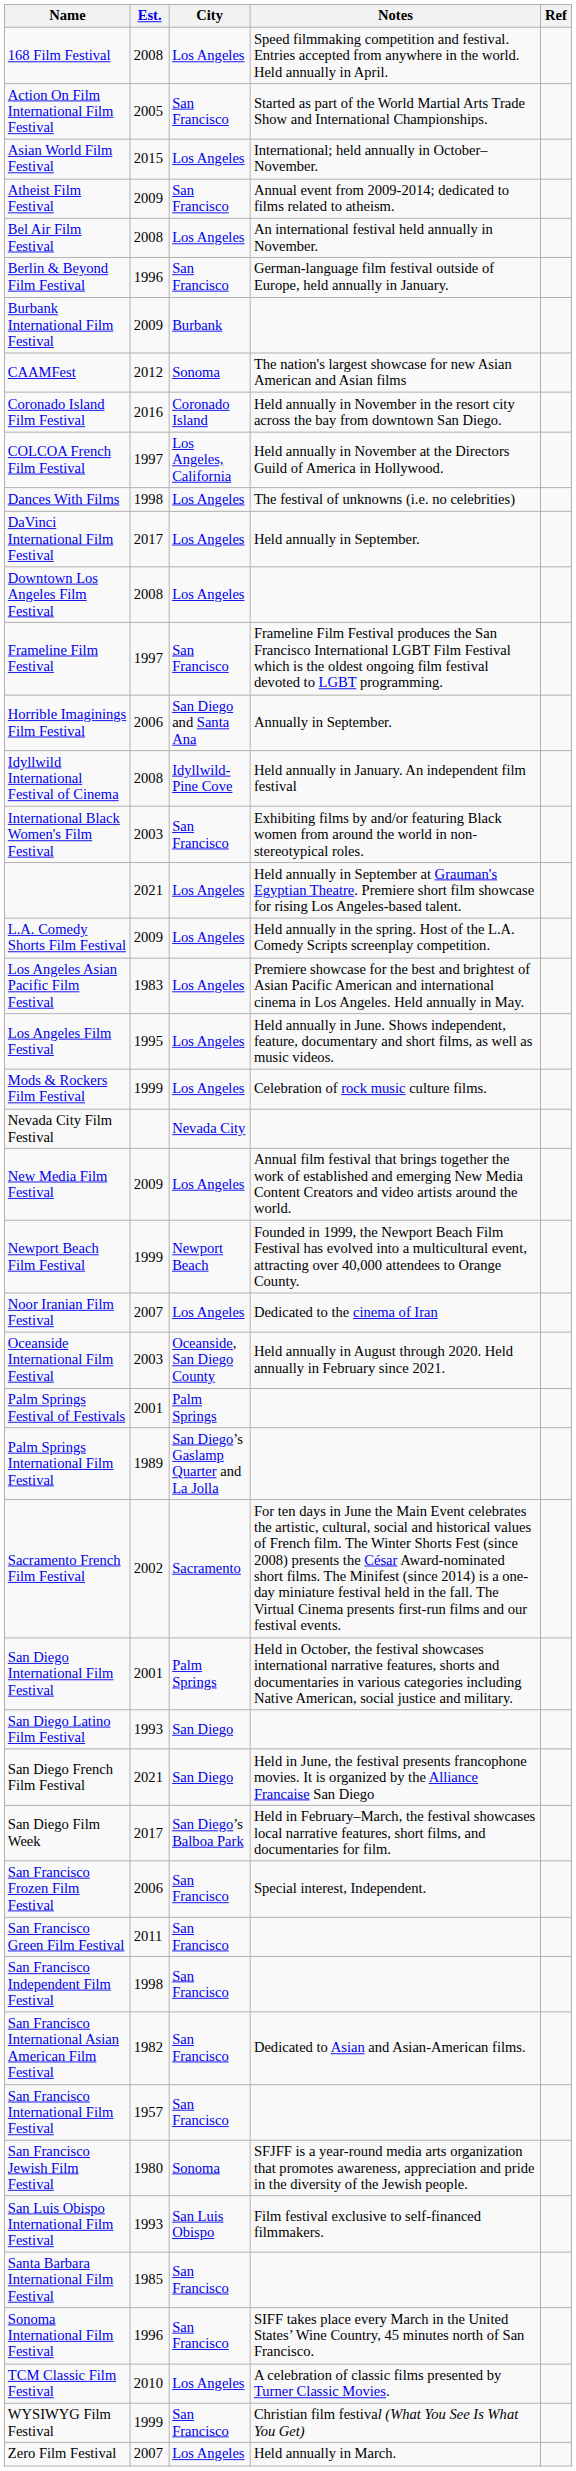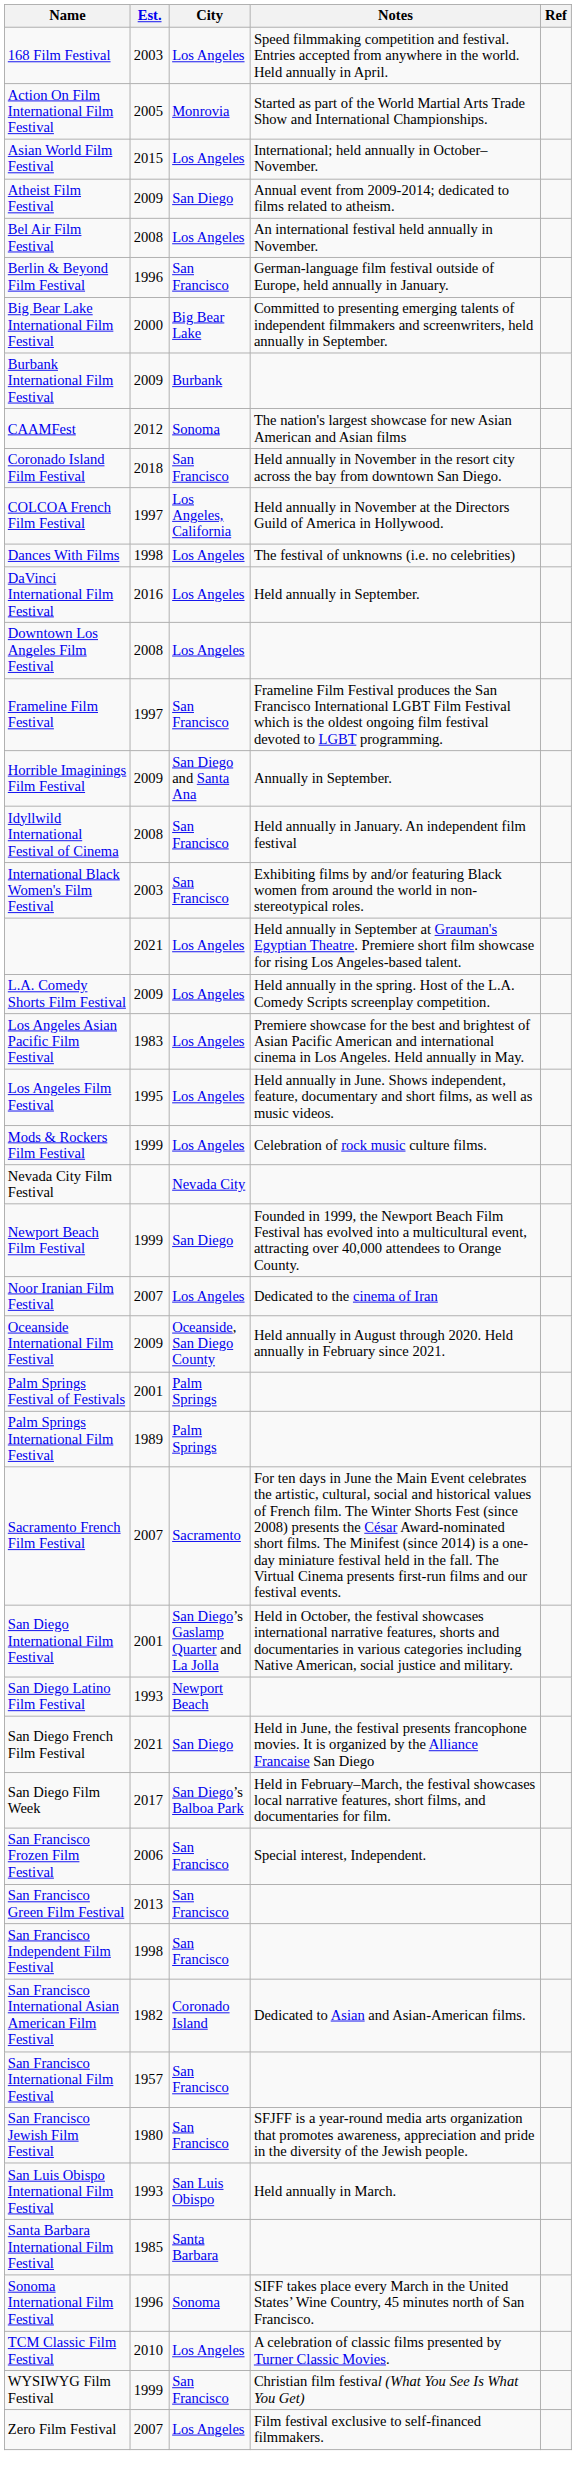(148, 55) 2008 -> (148, 55) 2003
(200, 111) San Francisco -> (201, 111) Monrovia
(200, 198) San Francisco -> (203, 198) San Diego
+ row: (61, 325)
(148, 412) 2016 -> (148, 468) 2018
(201, 412) Coronado Island -> (200, 468) San Francisco
(148, 538) 2017 -> (148, 594) 2016
(148, 722) 2006 -> (148, 778) 2009
(202, 778) Idyllwild-Pine Cove -> (200, 834) San Francisco
- row: (58, 1184)
(198, 1256) Newport Beach -> (203, 1240) San Diego
(148, 1360) 2003 -> (148, 1343) 2009
(208, 1463) San Diego’s Gaslamp Quarter and La Jolla -> (194, 1439) Palm Springs
(148, 1568) 2002 -> (148, 1535) 2007
(194, 1673) Palm Springs -> (208, 1640) San Diego’s Gaslamp Quarter and La Jolla
(203, 1729) San Diego -> (198, 1696) Newport Beach
(148, 1936) 2011 -> (148, 1903) 2013
(200, 2048) San Francisco -> (201, 2015) Coronado Island
(196, 2168) Sonoma -> (200, 2135) San Francisco
(367, 2224) Film festival exclusive to self-financed filmmakers. -> (325, 2191) Held annually in March.
(200, 2279) San Francisco -> (195, 2247) Santa Barbara
(200, 2335) San Francisco -> (196, 2302) Sonoma
(325, 2454) Held annually in March. -> (367, 2429) Film festival exclusive to self-financed filmmakers.
